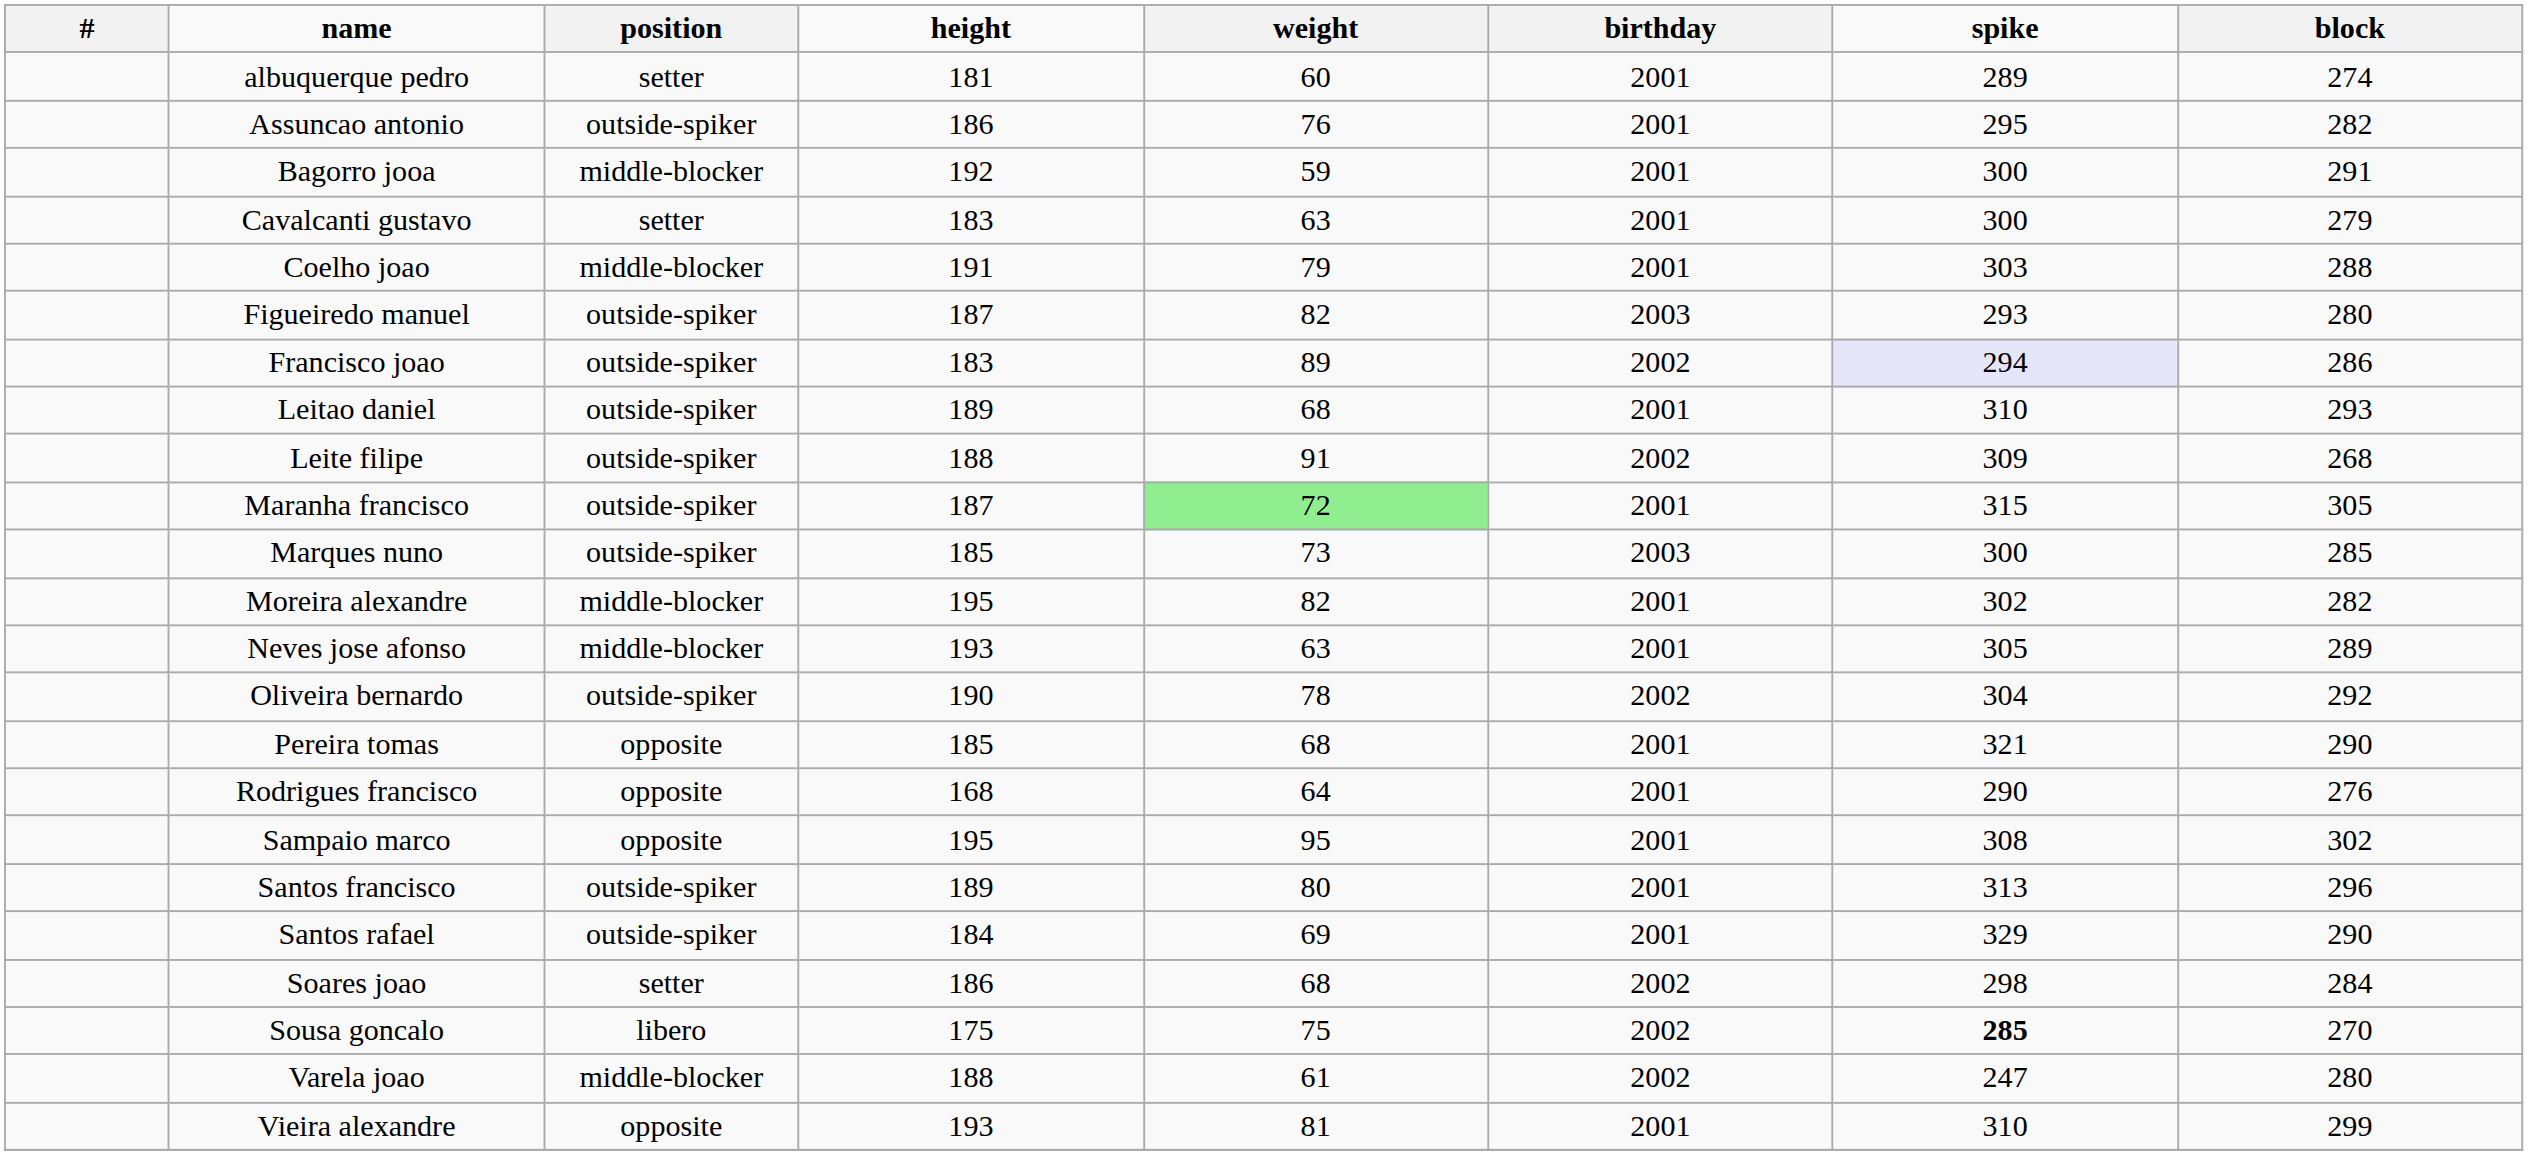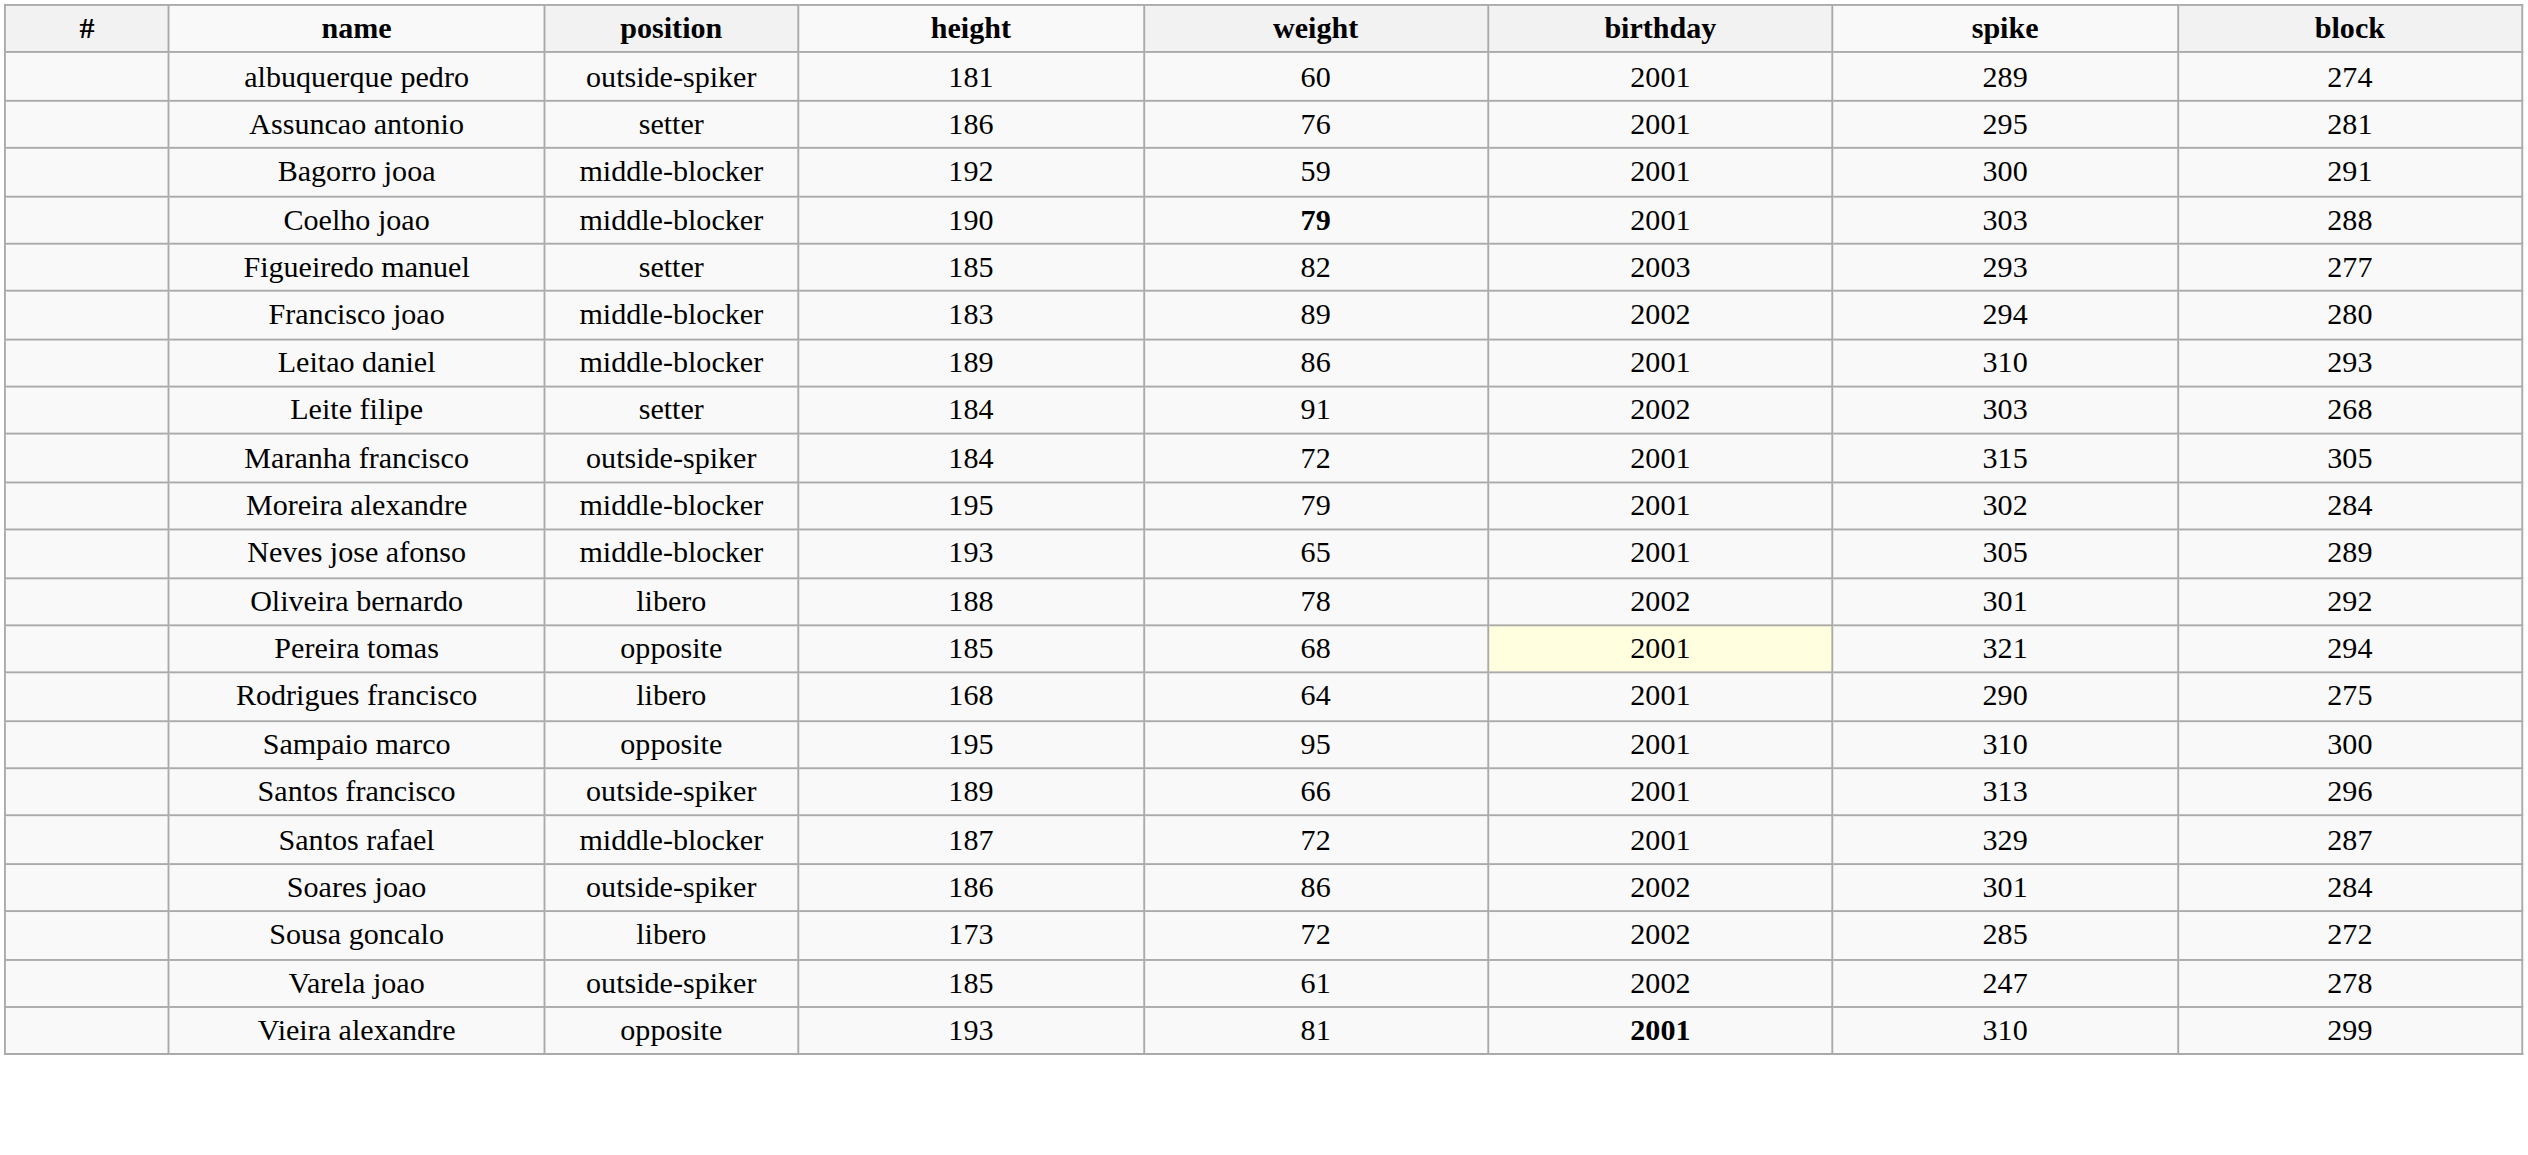(671, 76) setter -> (671, 76) outside-spiker
(671, 123) outside-spiker -> (671, 123) setter
(2350, 123) 282 -> (2350, 123) 281
- row: (357, 219)
(971, 266) 191 -> (971, 219) 190
(1316, 266) normal -> (1316, 219) bold
(671, 314) outside-spiker -> (671, 266) setter
(971, 314) 187 -> (971, 266) 185
(2350, 314) 280 -> (2350, 266) 277
(671, 362) outside-spiker -> (671, 314) middle-blocker
(2005, 362) lavender background -> (2005, 314) no background
(2350, 362) 286 -> (2350, 314) 280
(671, 409) outside-spiker -> (671, 362) middle-blocker
(1316, 409) 68 -> (1316, 362) 86
(671, 457) outside-spiker -> (671, 409) setter
(971, 457) 188 -> (971, 409) 184
(2005, 457) 309 -> (2005, 409) 303
(971, 505) 187 -> (971, 457) 184
(1316, 505) lightgreen background -> (1316, 457) no background
- row: (357, 553)
(1316, 600) 82 -> (1316, 505) 79
(2350, 600) 282 -> (2350, 505) 284
(1316, 648) 63 -> (1316, 553) 65
(671, 696) outside-spiker -> (671, 600) libero
(971, 696) 190 -> (971, 600) 188
(2005, 696) 304 -> (2005, 600) 301
(1660, 743) no background -> (1660, 648) lightyellow background
(2350, 743) 290 -> (2350, 648) 294
(671, 791) opposite -> (671, 696) libero
(2350, 791) 276 -> (2350, 696) 275
(2005, 839) 308 -> (2005, 743) 310
(2350, 839) 302 -> (2350, 743) 300
(1316, 887) 80 -> (1316, 791) 66
(671, 934) outside-spiker -> (671, 839) middle-blocker
(971, 934) 184 -> (971, 839) 187
(1316, 934) 69 -> (1316, 839) 72
(2350, 934) 290 -> (2350, 839) 287
(671, 982) setter -> (671, 887) outside-spiker
(1316, 982) 68 -> (1316, 887) 86
(2005, 982) 298 -> (2005, 887) 301
(971, 1030) 175 -> (971, 934) 173
(1316, 1030) 75 -> (1316, 934) 72
(2005, 1030) bold -> (2005, 934) normal
(2350, 1030) 270 -> (2350, 934) 272
(671, 1077) middle-blocker -> (671, 982) outside-spiker
(971, 1077) 188 -> (971, 982) 185
(2350, 1077) 280 -> (2350, 982) 278
(1660, 1125) normal -> (1660, 1030) bold
